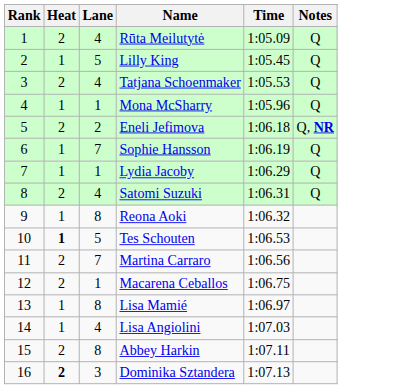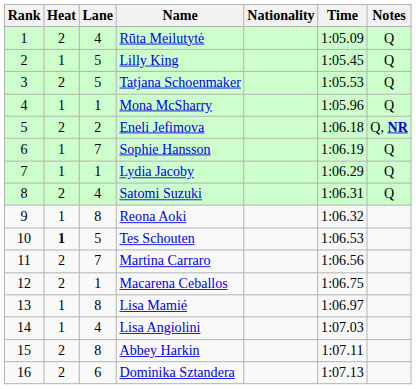+ column: (281, 15)
(98, 82) 4 -> (98, 82) 5
(62, 372) bold -> (62, 372) normal
(98, 372) 3 -> (98, 372) 6
